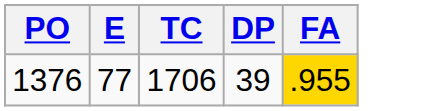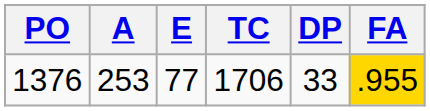+ column: (123, 29)
(253, 79) 39 -> (320, 79) 33
